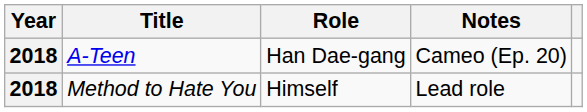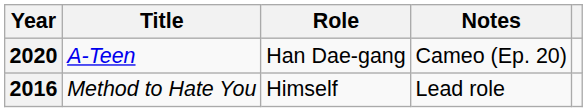(33, 55) 2018 -> (33, 55) 2020
(33, 89) 2018 -> (33, 89) 2016
